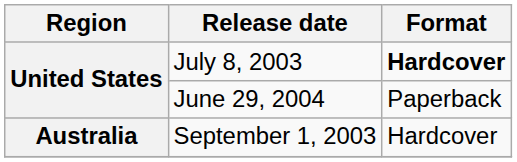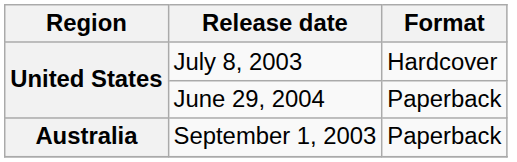(446, 61) bold -> (442, 61) normal
(442, 136) Hardcover -> (444, 136) Paperback
